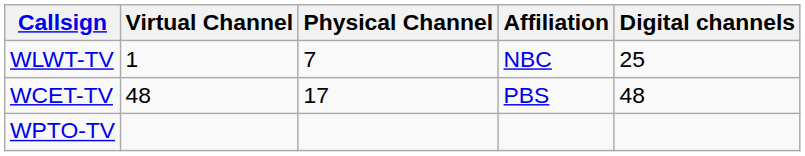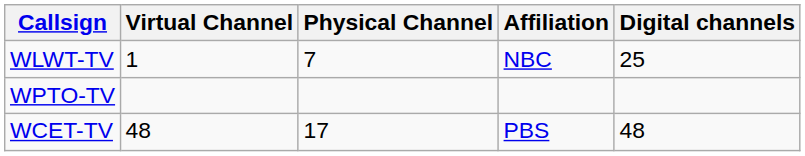rows swapped: (61, 95) <-> (63, 131)
